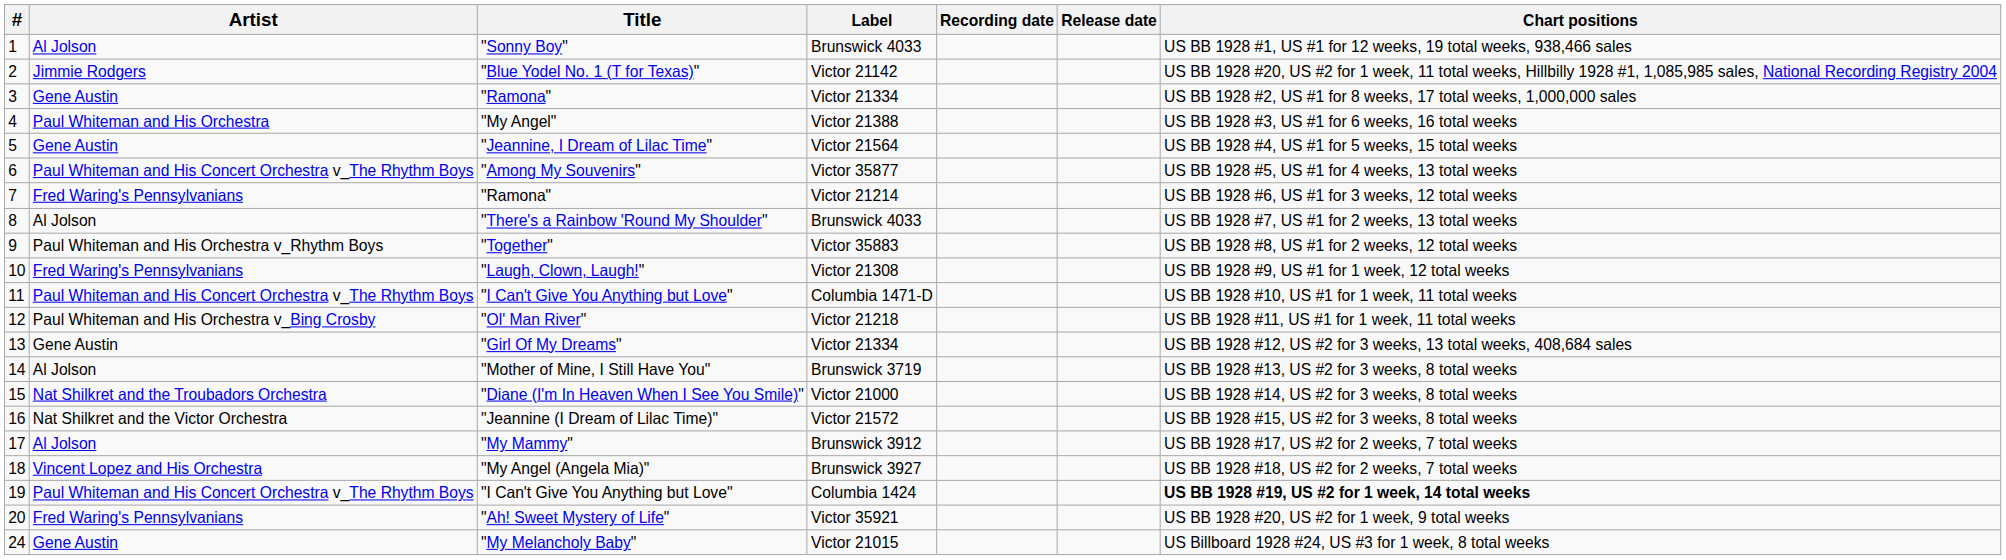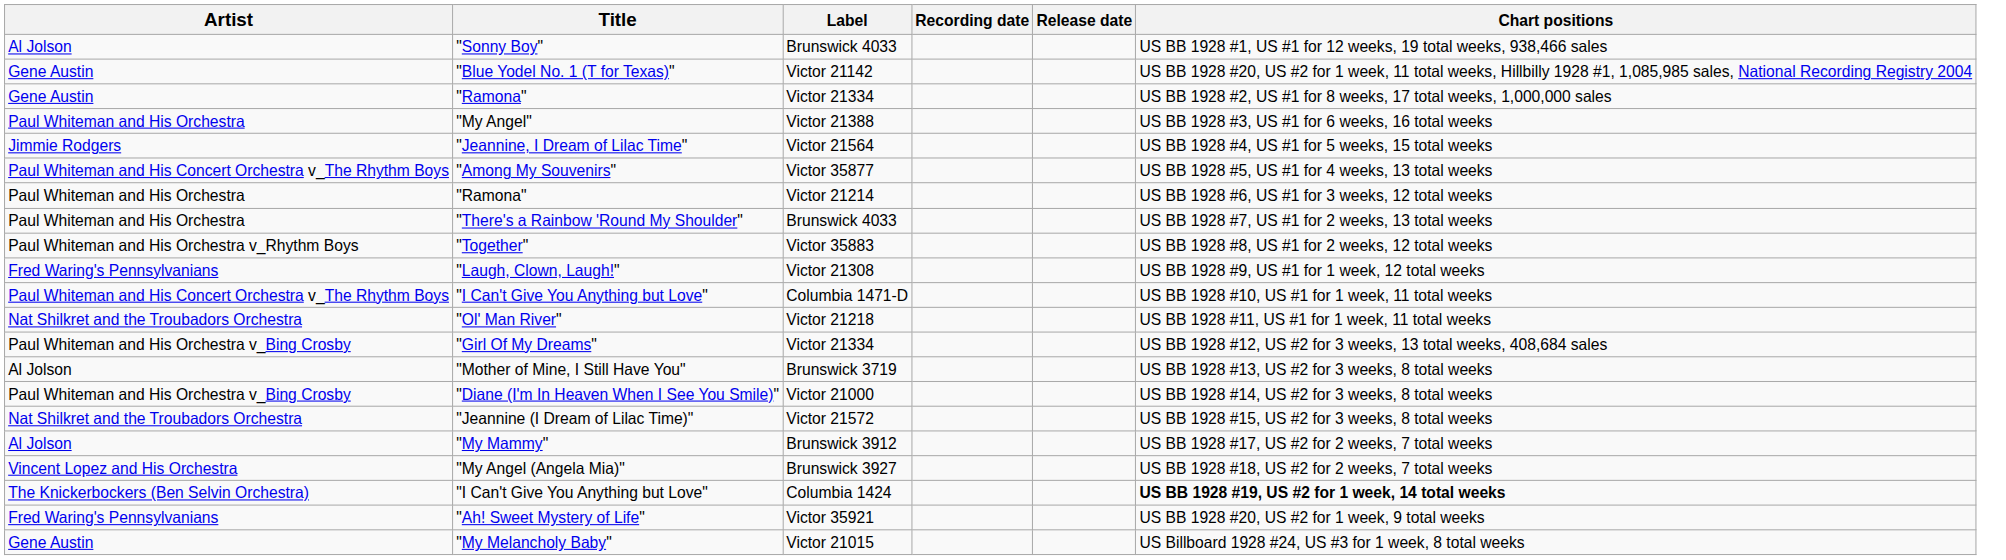- column: (17, 19)
(89, 72) Jimmie Rodgers -> (51, 72) Gene Austin
(75, 146) Gene Austin -> (65, 146) Jimmie Rodgers
(138, 196) Fred Waring's Pennsylvanians -> (126, 196) Paul Whiteman and His Orchestra
(65, 221) Al Jolson -> (126, 221) Paul Whiteman and His Orchestra
(204, 320) Paul Whiteman and His Orchestra v_Bing Crosby -> (155, 320) Nat Shilkret and the Troubadors Orchestra
(75, 344) Gene Austin -> (179, 344) Paul Whiteman and His Orchestra v_Bing Crosby
(180, 394) Nat Shilkret and the Troubadors Orchestra -> (179, 394) Paul Whiteman and His Orchestra v_Bing Crosby
(160, 419) Nat Shilkret and the Victor Orchestra -> (155, 419) Nat Shilkret and the Troubadors Orchestra
(253, 493) Paul Whiteman and His Concert Orchestra v_The Rhythm Boys -> (159, 493) The Knickerbockers (Ben Selvin Orchestra)
